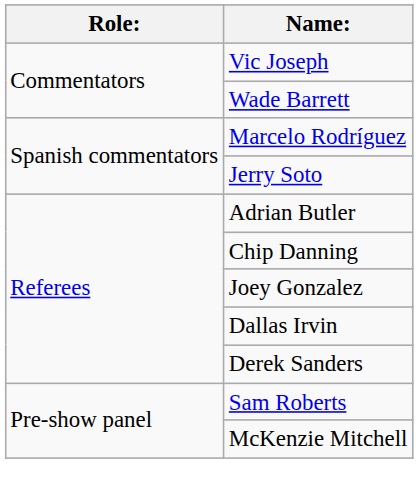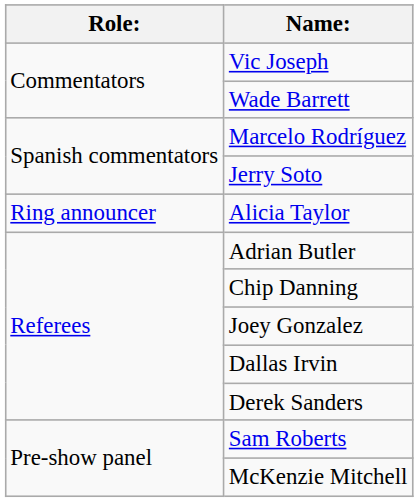+ row: (289, 212)
